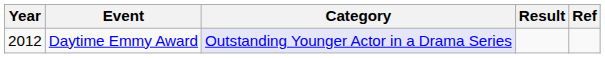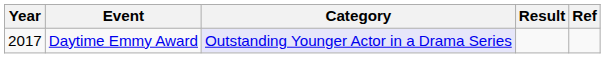(25, 40) 2012 -> (25, 40) 2017
